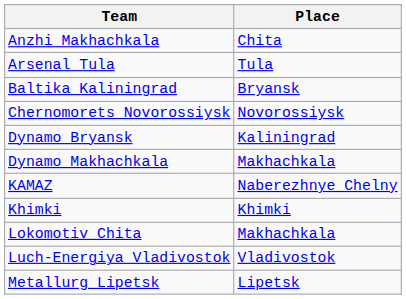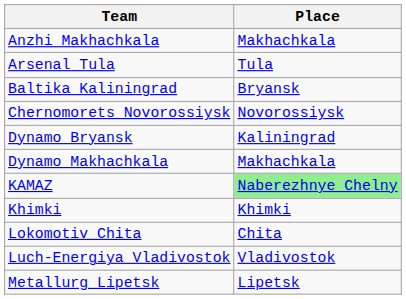(260, 41) Chita -> (286, 41) Makhachkala
(318, 186) no background -> (318, 186) lightgreen background
(286, 234) Makhachkala -> (260, 234) Chita
